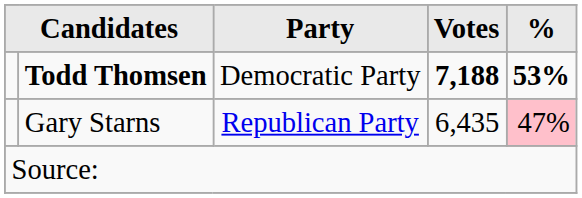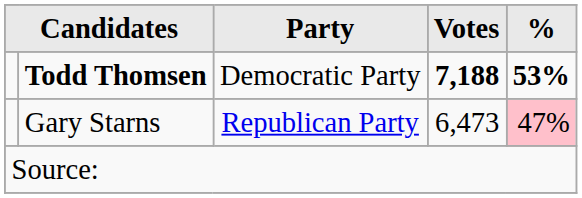(467, 122) 6,435 -> (467, 122) 6,473
